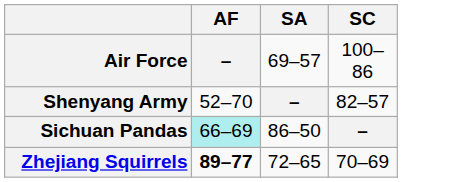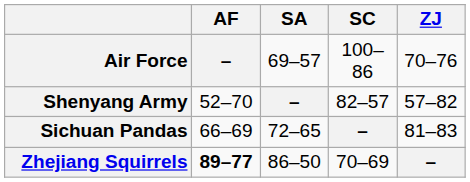+ column: (431, 19)
(226, 131) paleturquoise background -> (226, 131) no background
(294, 131) 86–50 -> (294, 131) 72–65
(294, 161) 72–65 -> (294, 161) 86–50
